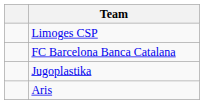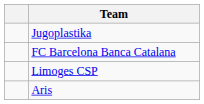rows swapped: (61, 71) <-> (65, 33)
